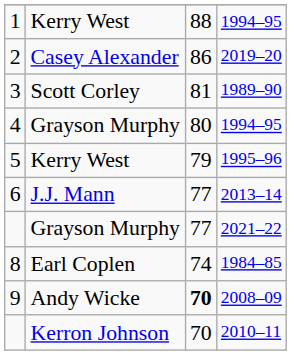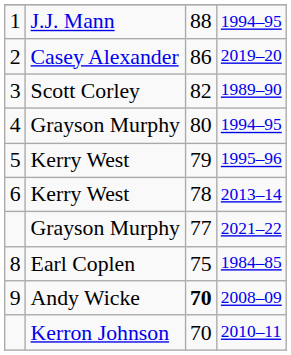(80, 21) Kerry West -> (73, 21) J.J. Mann
(201, 90) 81 -> (201, 90) 82
(73, 194) J.J. Mann -> (80, 194) Kerry West
(201, 194) 77 -> (201, 194) 78
(201, 263) 74 -> (201, 263) 75
